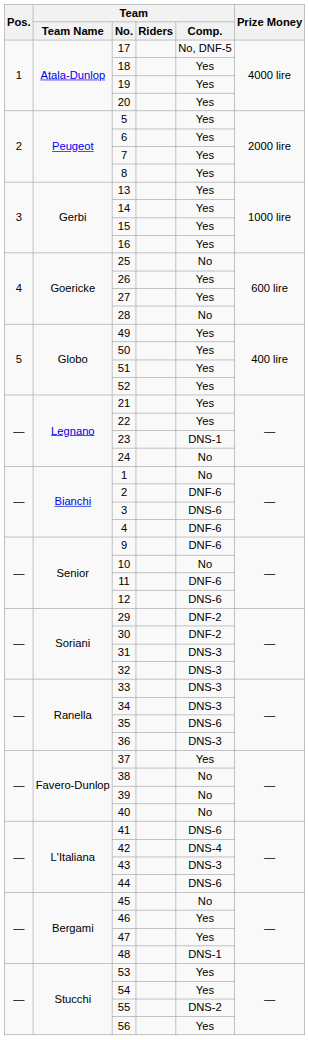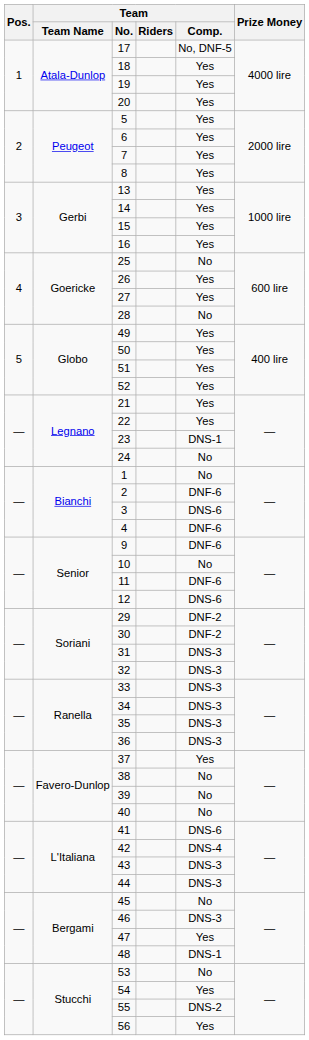(205, 723) DNS-6 -> (205, 723) DNS-3
(205, 883) DNS-6 -> (205, 883) DNS-3
(205, 919) Yes -> (205, 919) DNS-3
(205, 972) Yes -> (205, 972) No
